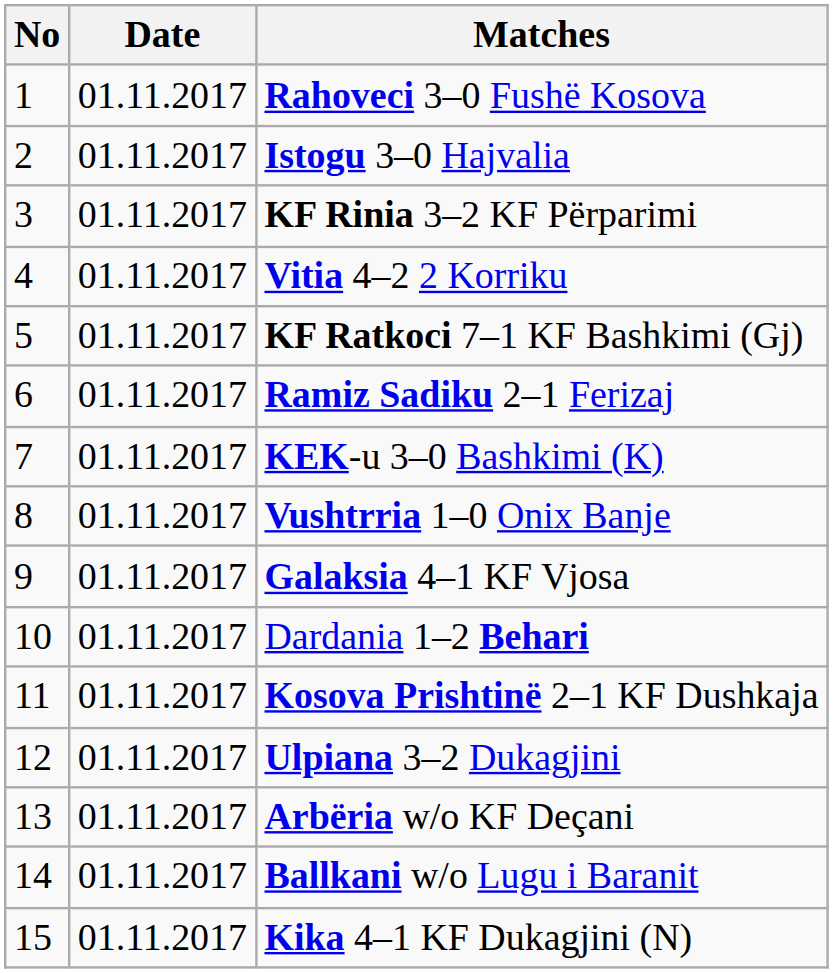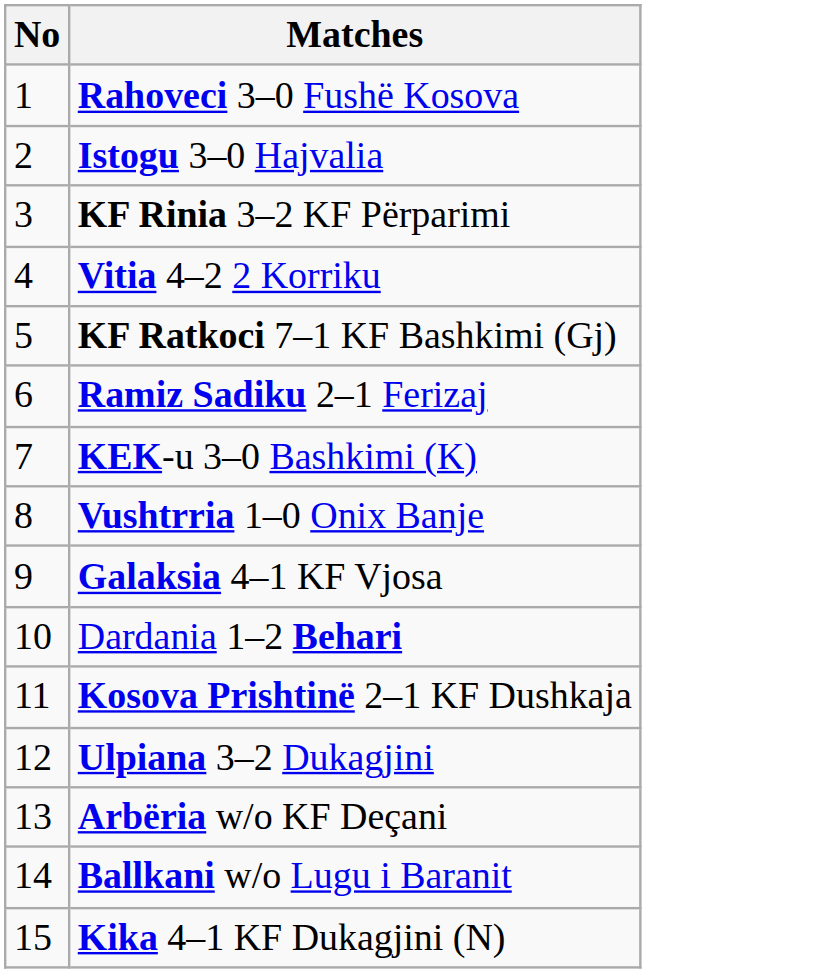- column: (162, 34)
